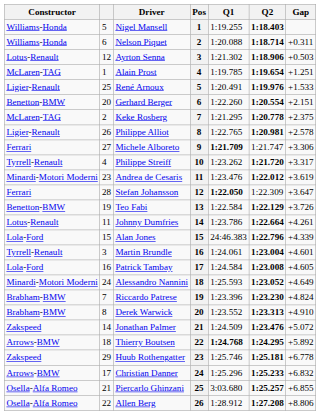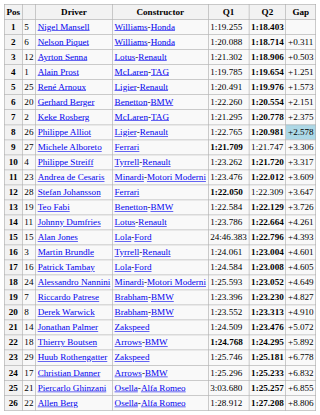columns swapped: (199, 12) <-> (52, 12)
(301, 87) +1.533 -> (301, 87) +1.573
(301, 132) no background -> (301, 132) lightblue background
(301, 177) +3.619 -> (301, 177) +3.609
(301, 237) +4.339 -> (301, 237) +4.393
(301, 297) +4.824 -> (301, 297) +4.827
